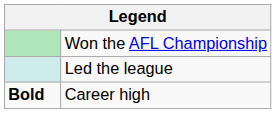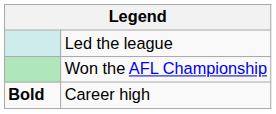rows swapped: (166, 43) <-> (119, 69)
